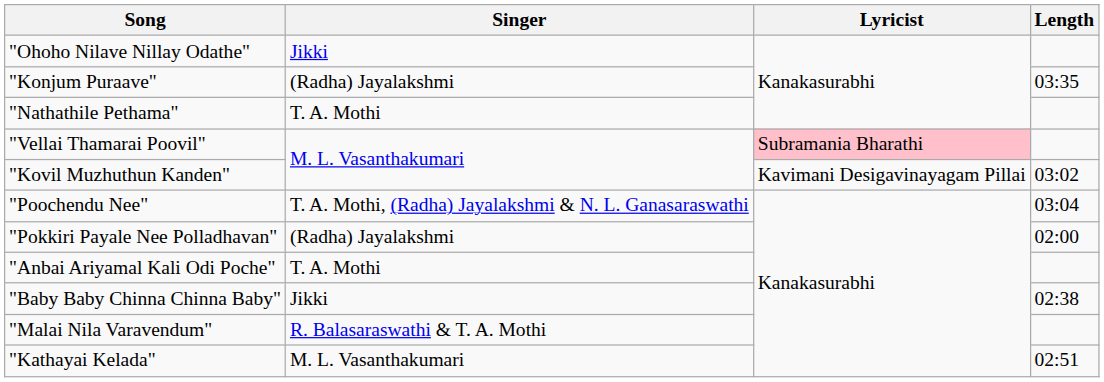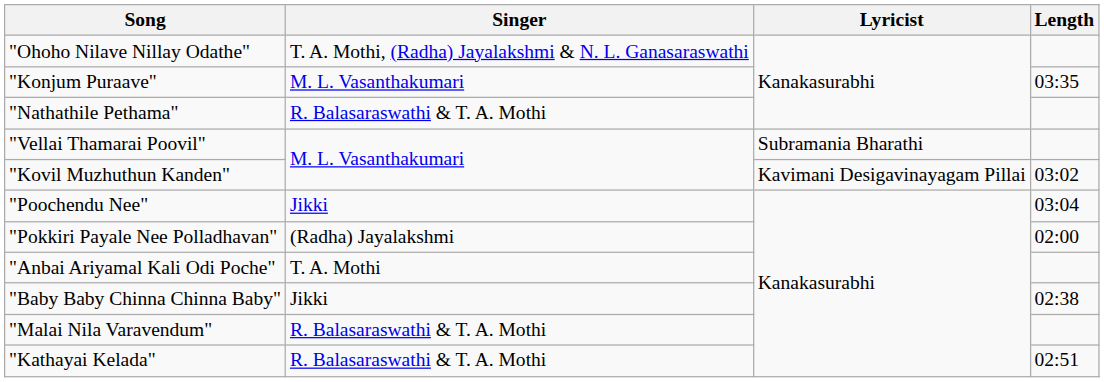(309, 50) Jikki -> (519, 50) T. A. Mothi, (Radha) Jayalakshmi & N. L. Ganasaraswathi
(372, 81) (Radha) Jayalakshmi -> (377, 81) M. L. Vasanthakumari
(335, 112) T. A. Mothi -> (418, 112) R. Balasaraswathi & T. A. Mothi
(840, 143) pink background -> (840, 143) no background
(519, 205) T. A. Mothi, (Radha) Jayalakshmi & N. L. Ganasaraswathi -> (309, 205) Jikki
(377, 360) M. L. Vasanthakumari -> (418, 360) R. Balasaraswathi & T. A. Mothi
